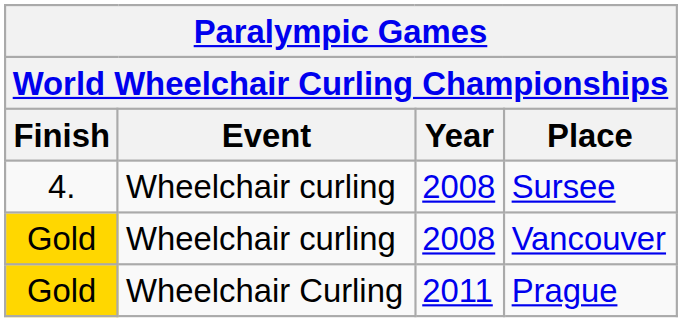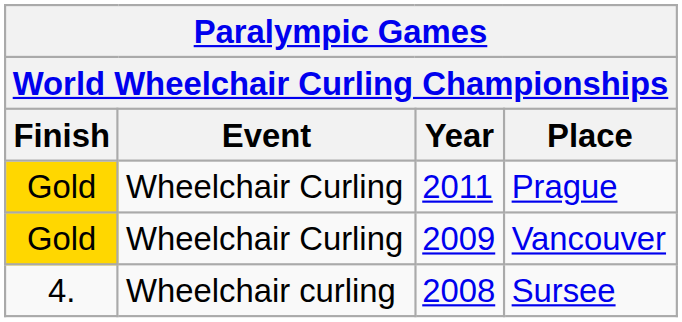rows swapped: (564, 187) <-> (565, 291)
(261, 239) Wheelchair curling -> (265, 239) Wheelchair Curling
(459, 239) 2008 -> (459, 239) 2009
